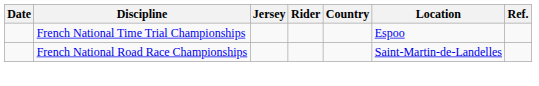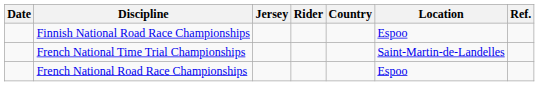+ row: (143, 33)
(390, 33) Espoo -> (441, 52) Saint-Martin-de-Landelles
(438, 52) Saint-Martin-de-Landelles -> (392, 71) Espoo
